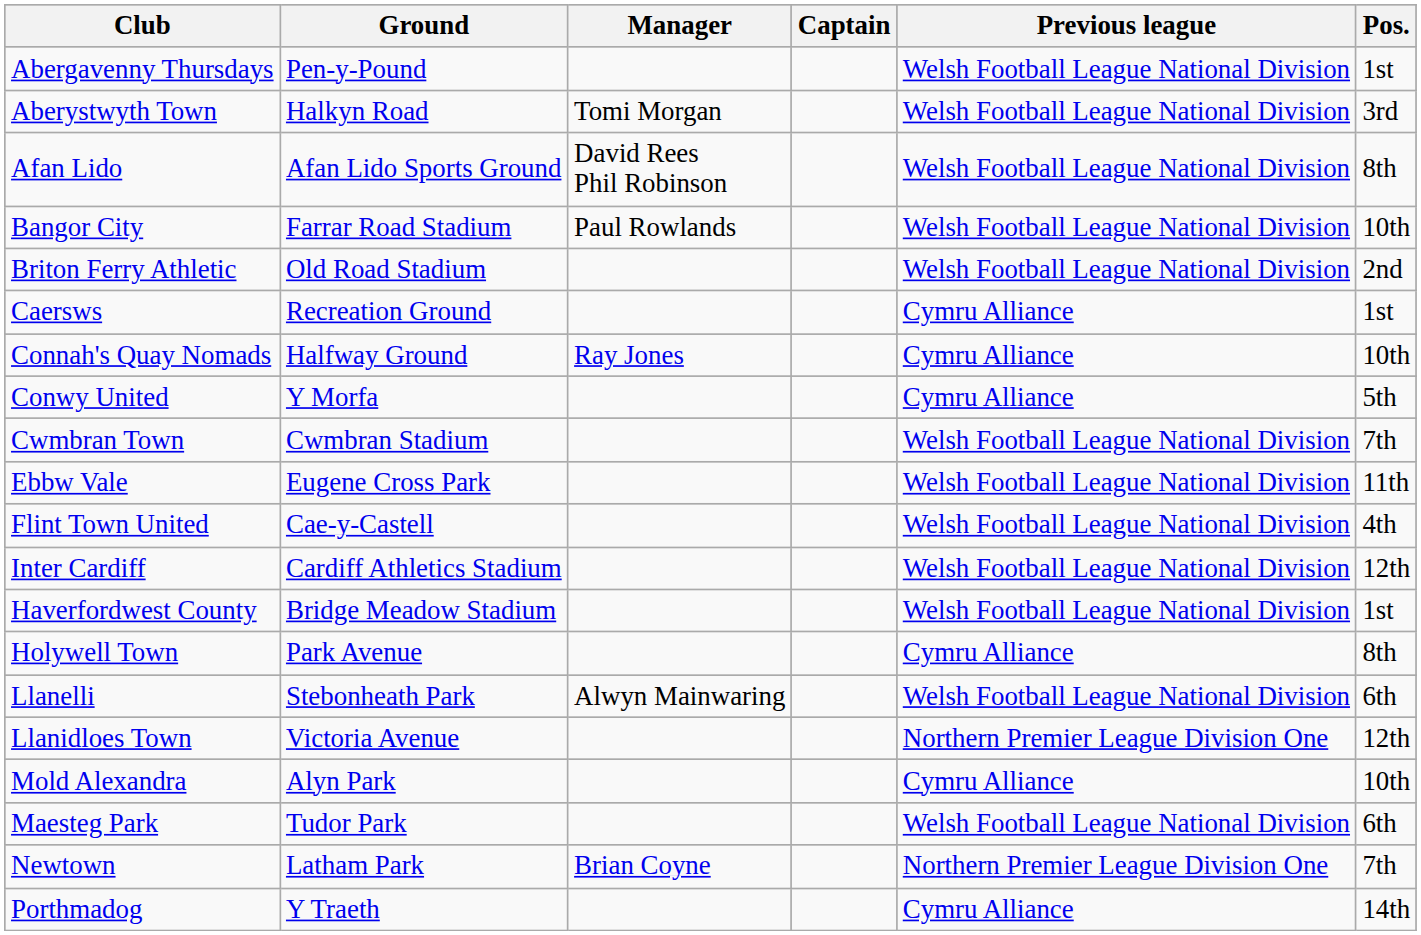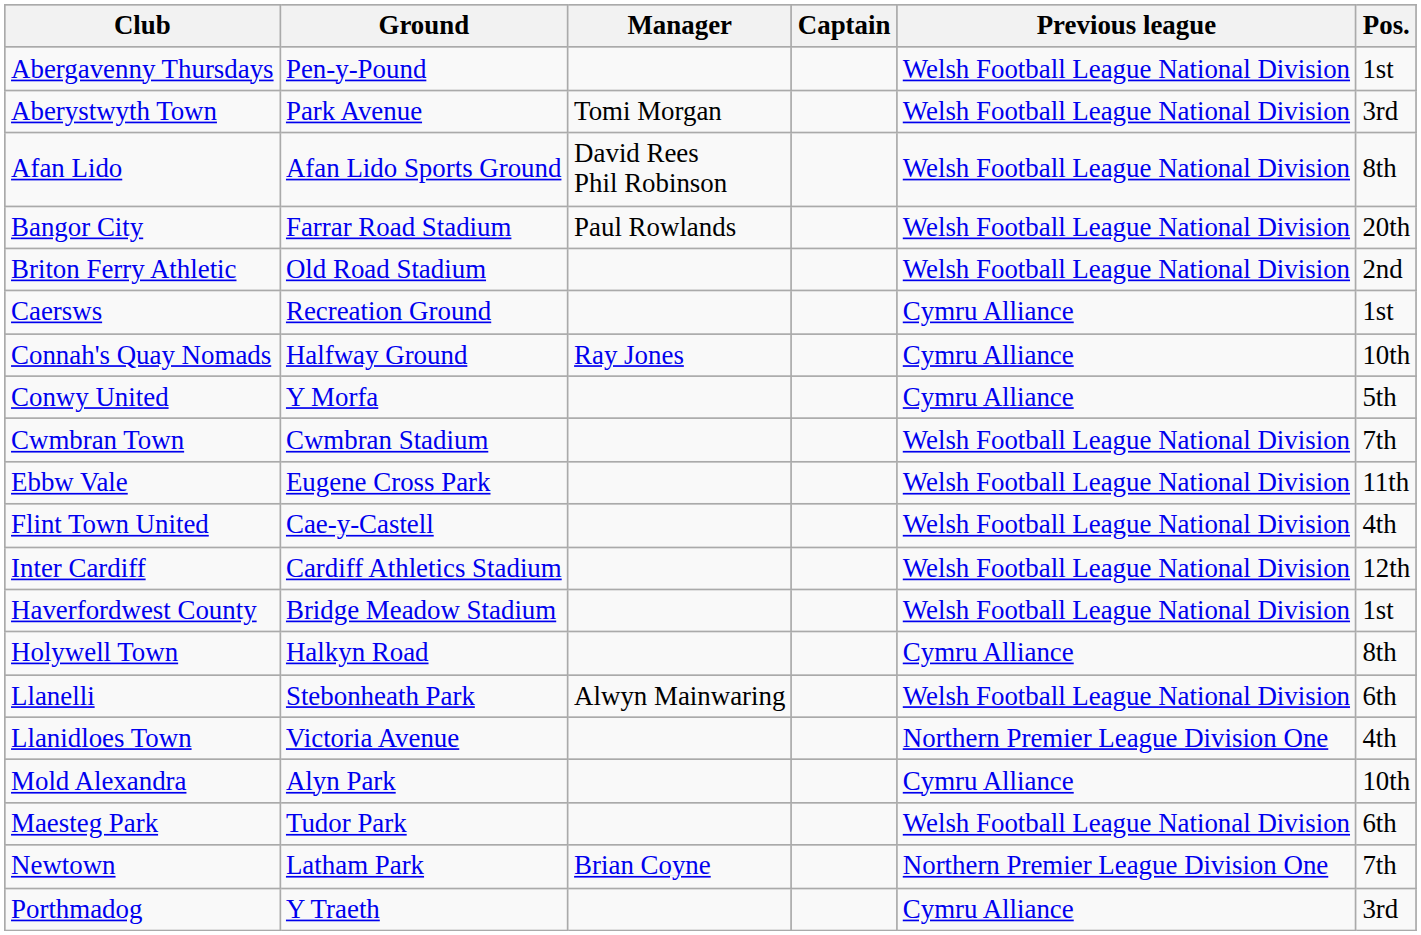(357, 111) Halkyn Road -> (354, 111) Park Avenue
(1386, 226) 10th -> (1386, 226) 20th
(354, 652) Park Avenue -> (357, 652) Halkyn Road
(1386, 738) 12th -> (1380, 738) 4th
(1386, 908) 14th -> (1380, 908) 3rd
